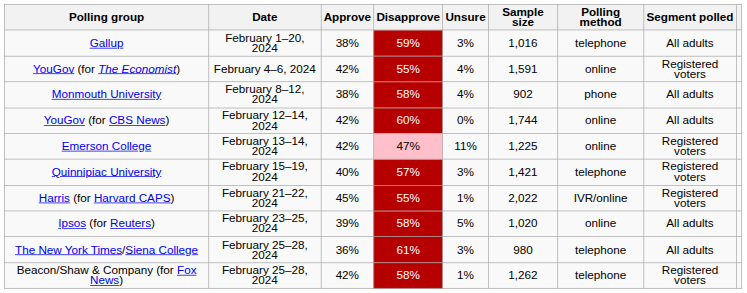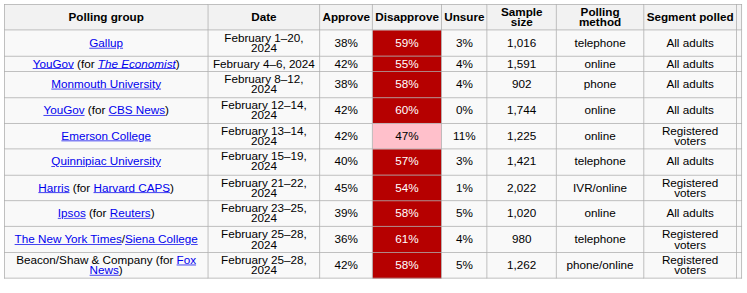(690, 69) Registered voters -> (690, 63) All adults
(690, 172) Registered voters -> (690, 162) All adults
(408, 198) 55% -> (407, 187) 54%
(466, 249) 3% -> (464, 239) 4%
(690, 249) All adults -> (690, 239) Registered voters
(466, 275) 1% -> (464, 265) 5%
(601, 275) telephone -> (600, 265) phone/online
